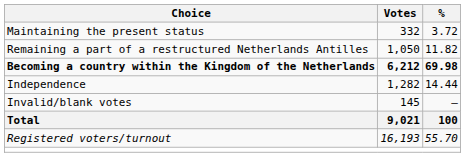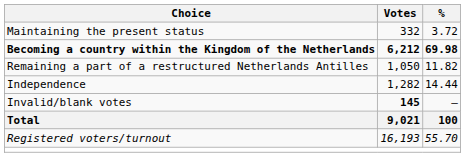rows swapped: (188, 49) <-> (191, 67)
(410, 102) normal -> (410, 102) bold
